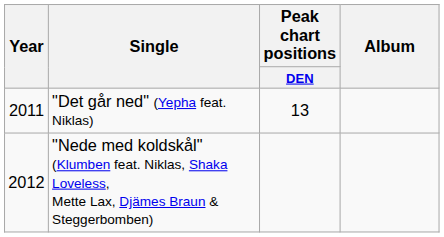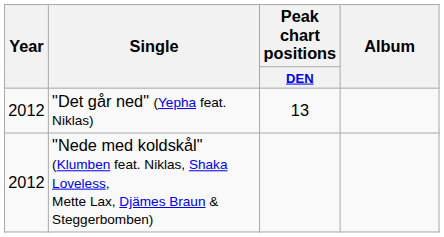(26, 110) 2011 -> (26, 110) 2012
